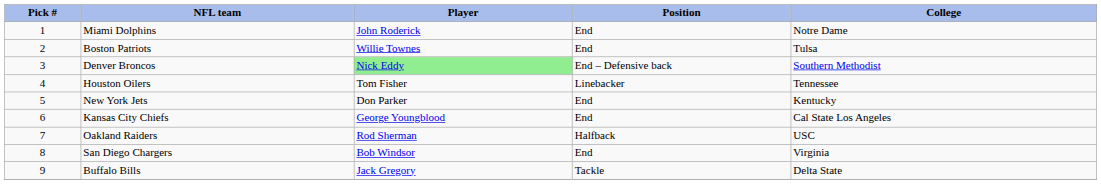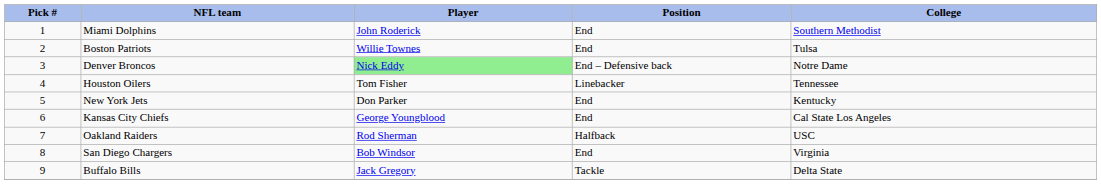(820, 30) Notre Dame -> (837, 30) Southern Methodist
(837, 65) Southern Methodist -> (820, 65) Notre Dame
